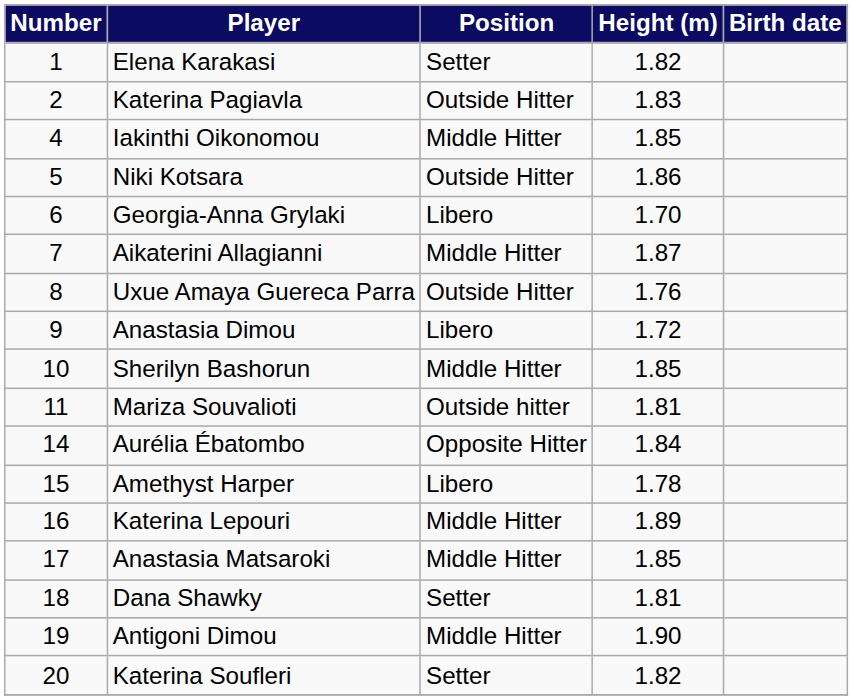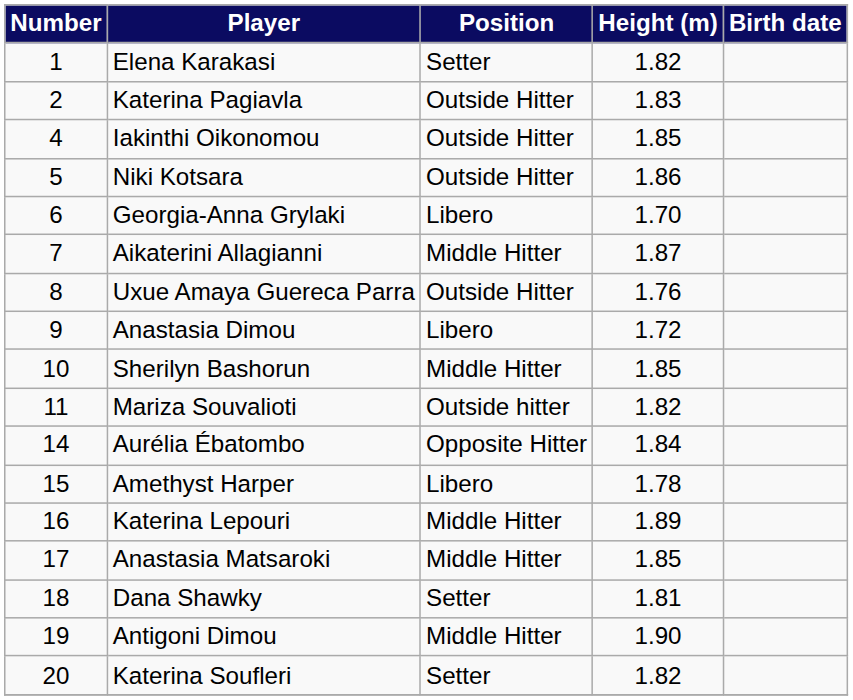(494, 138) Middle Hitter -> (500, 138) Outside Hitter
(658, 406) 1.81 -> (658, 406) 1.82
